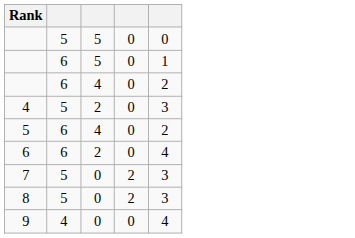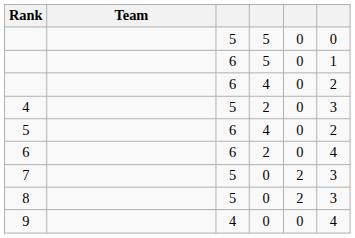+ column: (131, 15)
